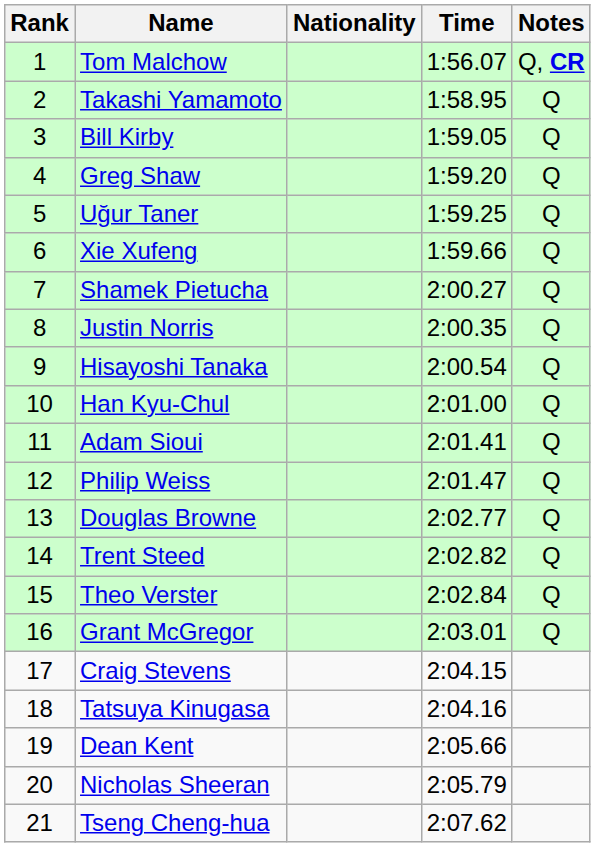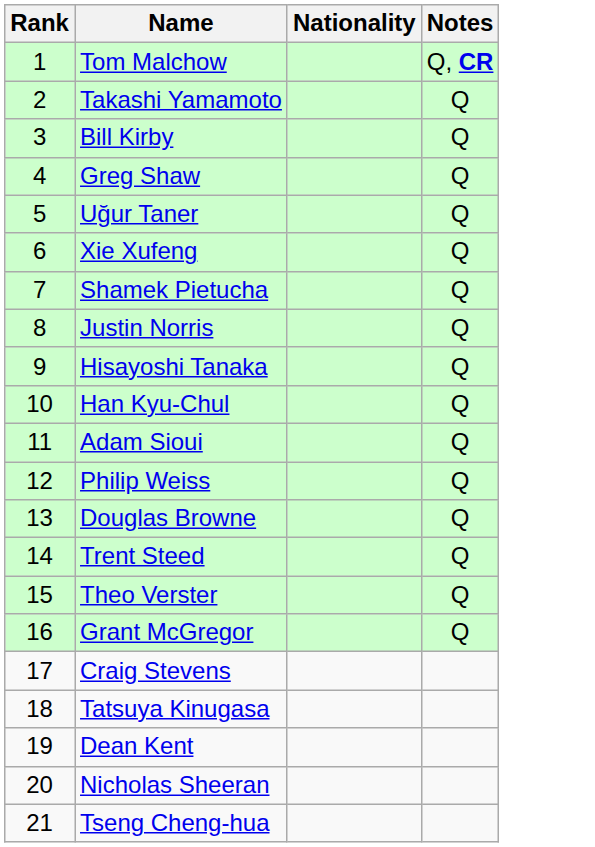- column: (467, 23)
